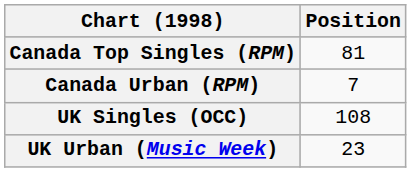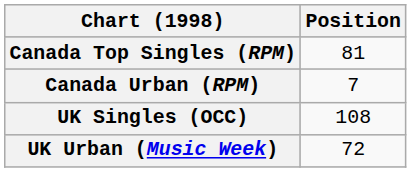(353, 151) 23 -> (353, 151) 72
